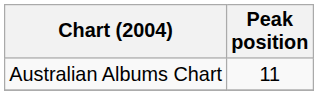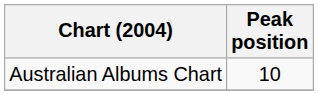(270, 74) 11 -> (270, 74) 10
